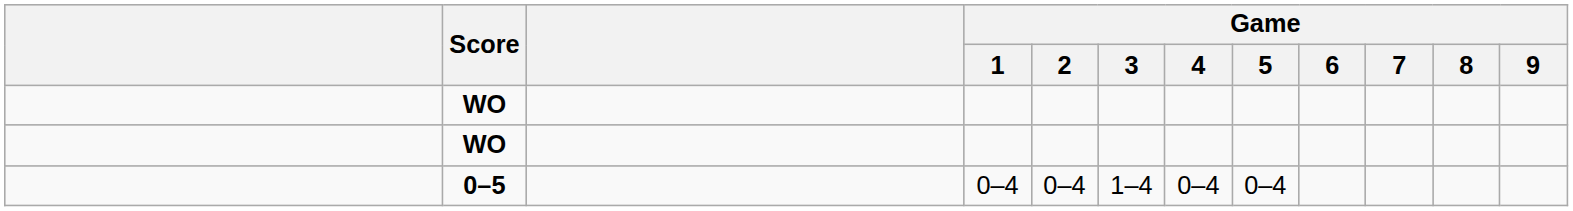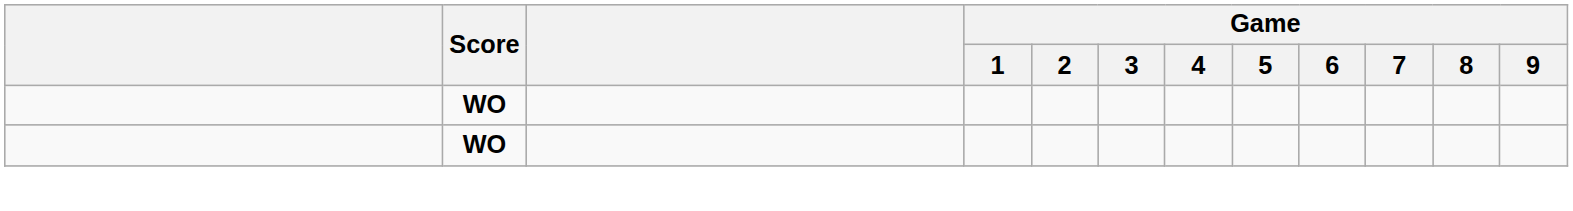- row: (484, 184)
